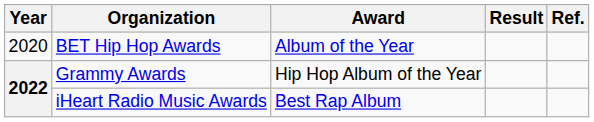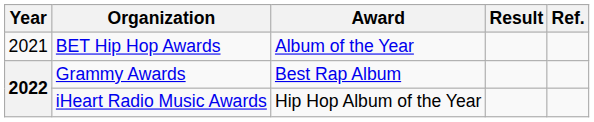(28, 46) 2020 -> (28, 46) 2021
(378, 74) Hip Hop Album of the Year -> (338, 74) Best Rap Album
(338, 102) Best Rap Album -> (378, 102) Hip Hop Album of the Year
